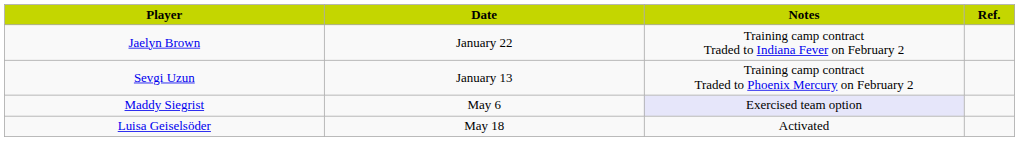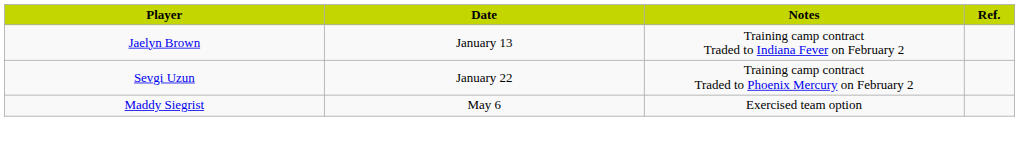(484, 42) January 22 -> (484, 42) January 13
(484, 77) January 13 -> (484, 77) January 22
(804, 105) lavender background -> (804, 105) no background
- row: (164, 126)
